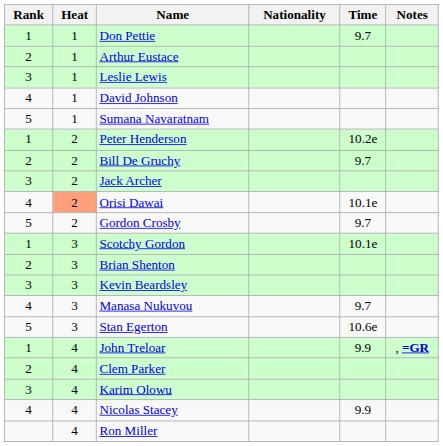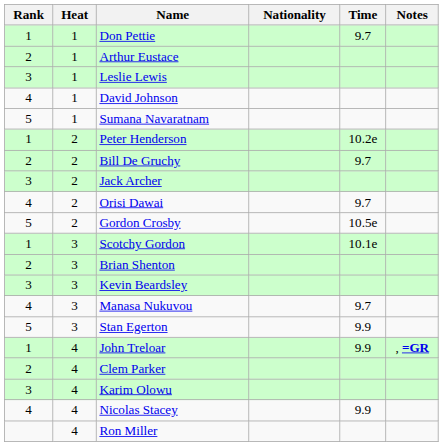(75, 202) lightsalmon background -> (75, 202) no background
(363, 202) 10.1e -> (363, 202) 9.7
(363, 222) 9.7 -> (363, 222) 10.5e
(363, 327) 10.6e -> (363, 327) 9.9
